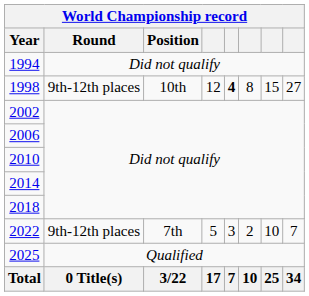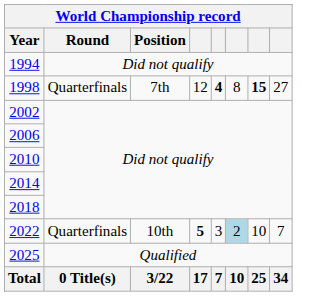(94, 87) 9th-12th places -> (87, 87) Quarterfinals
(173, 87) 10th -> (160, 87) 7th
(272, 87) normal -> (259, 87) bold
(94, 231) 9th-12th places -> (87, 231) Quarterfinals
(173, 231) 7th -> (160, 231) 10th
(213, 231) normal -> (200, 231) bold
(250, 231) no background -> (237, 231) lightblue background
